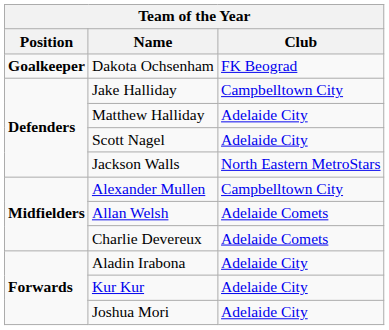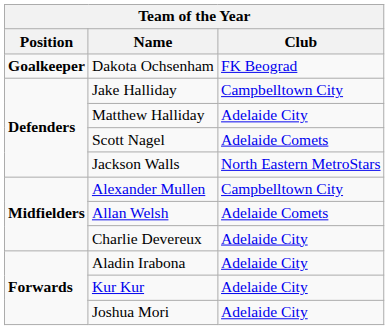(264, 139) Adelaide City -> (275, 139) Adelaide Comets
(275, 238) Adelaide Comets -> (264, 238) Adelaide City
